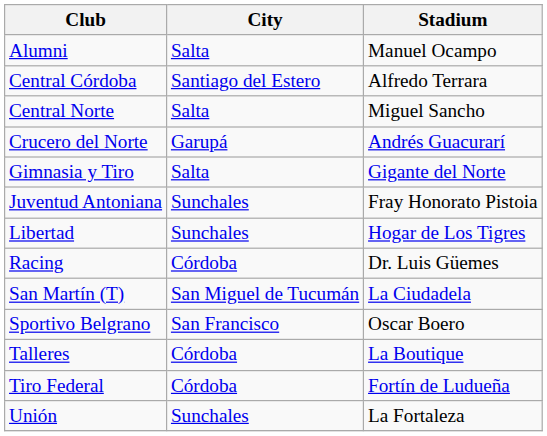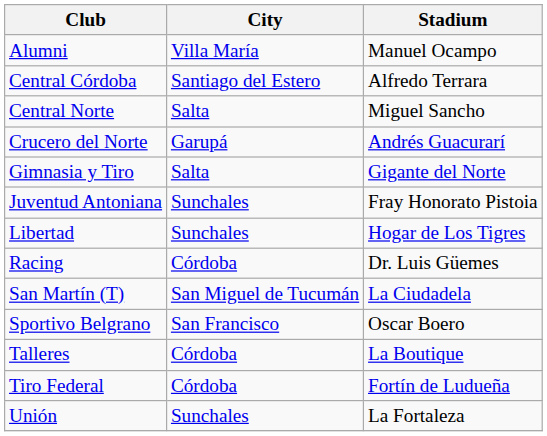(190, 50) Salta -> (215, 50) Villa María
